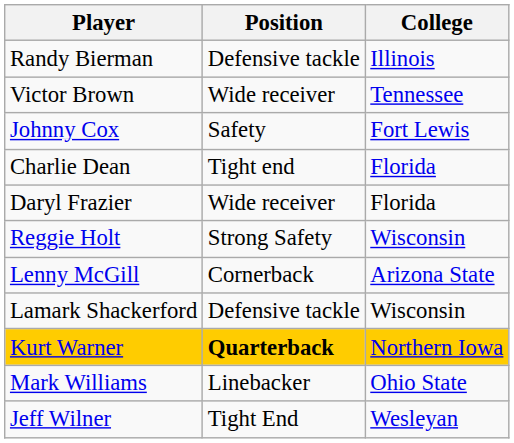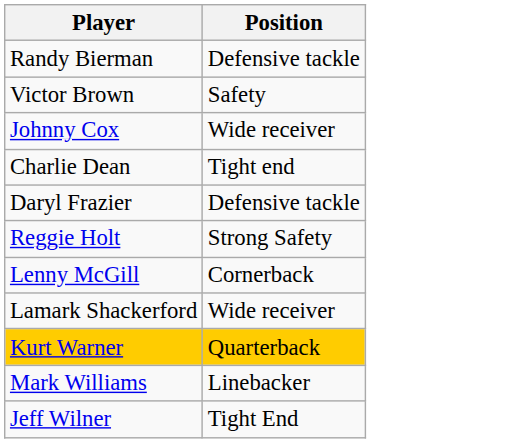- column: (437, 22)
(271, 94) Wide receiver -> (237, 94) Safety
(237, 130) Safety -> (271, 130) Wide receiver
(271, 202) Wide receiver -> (284, 202) Defensive tackle
(284, 310) Defensive tackle -> (271, 310) Wide receiver
(271, 346) bold -> (264, 346) normal
